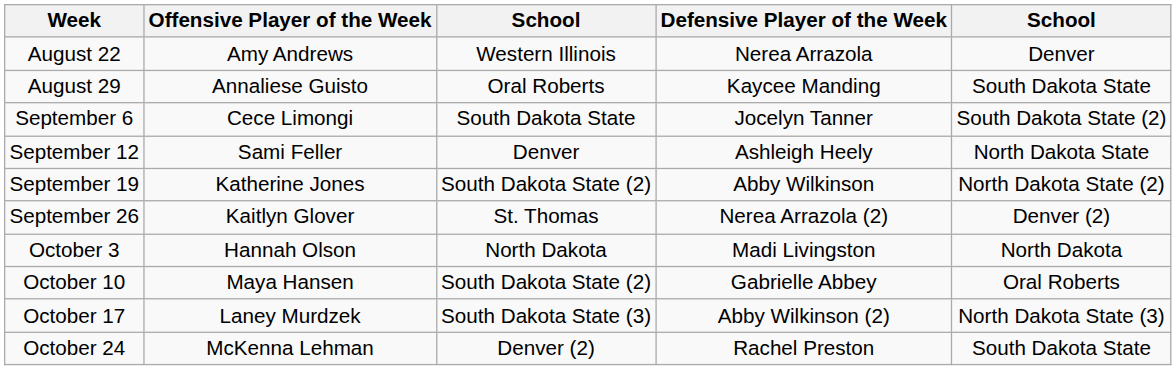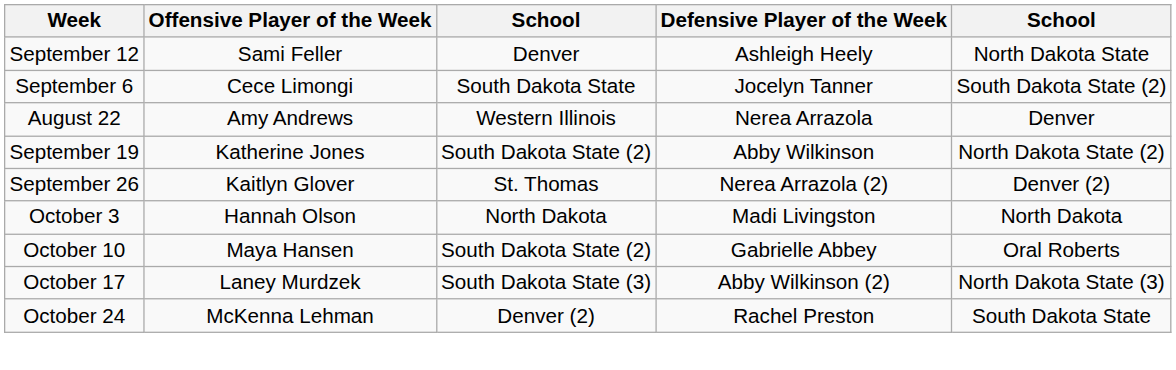rows swapped: (74, 53) <-> (74, 151)
- row: (74, 86)
